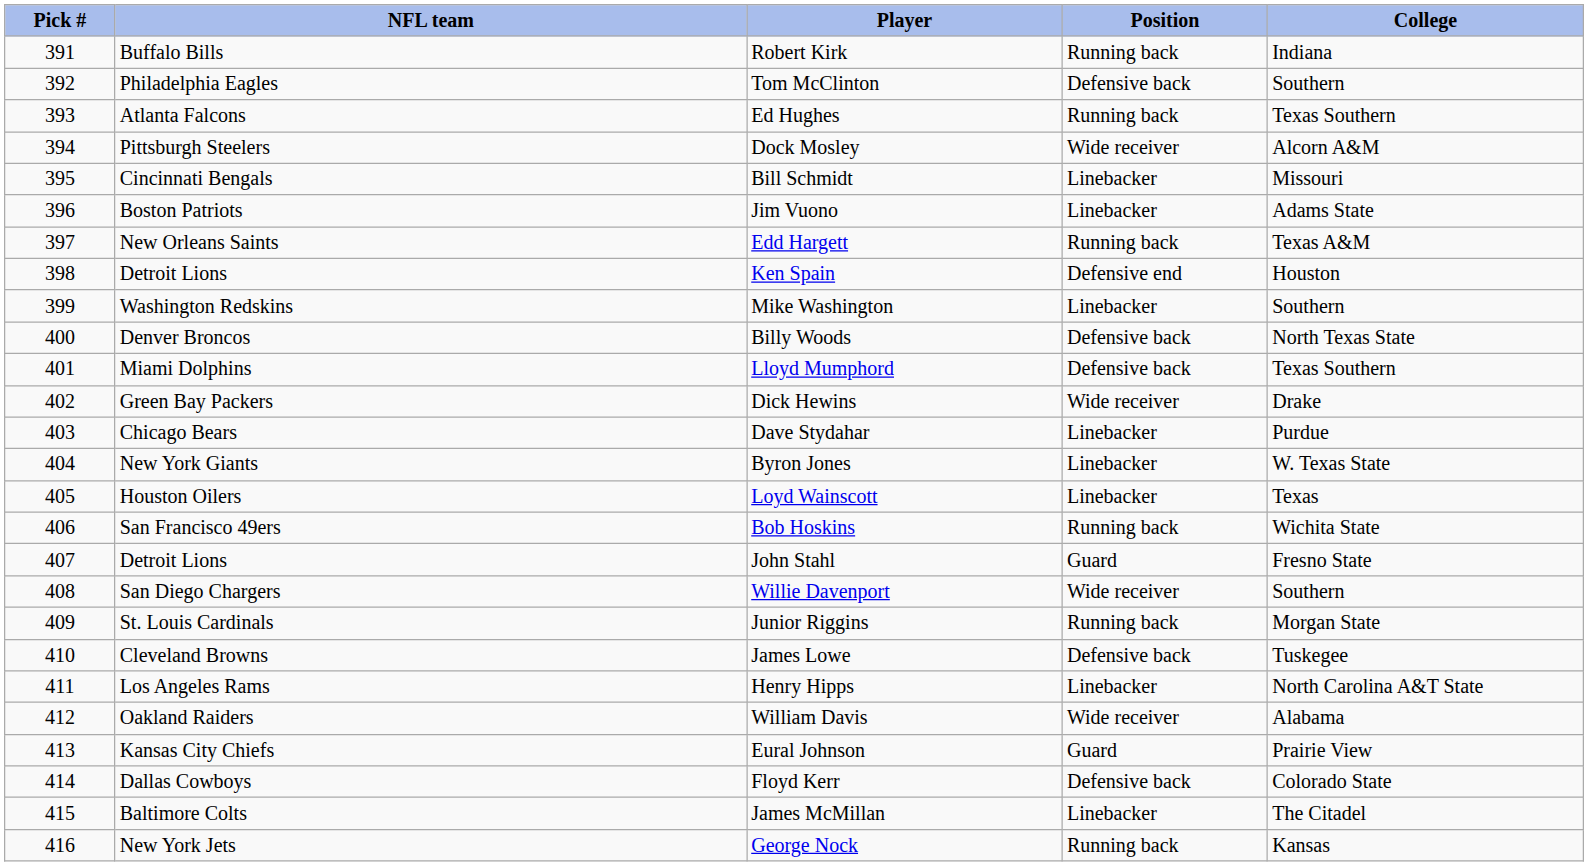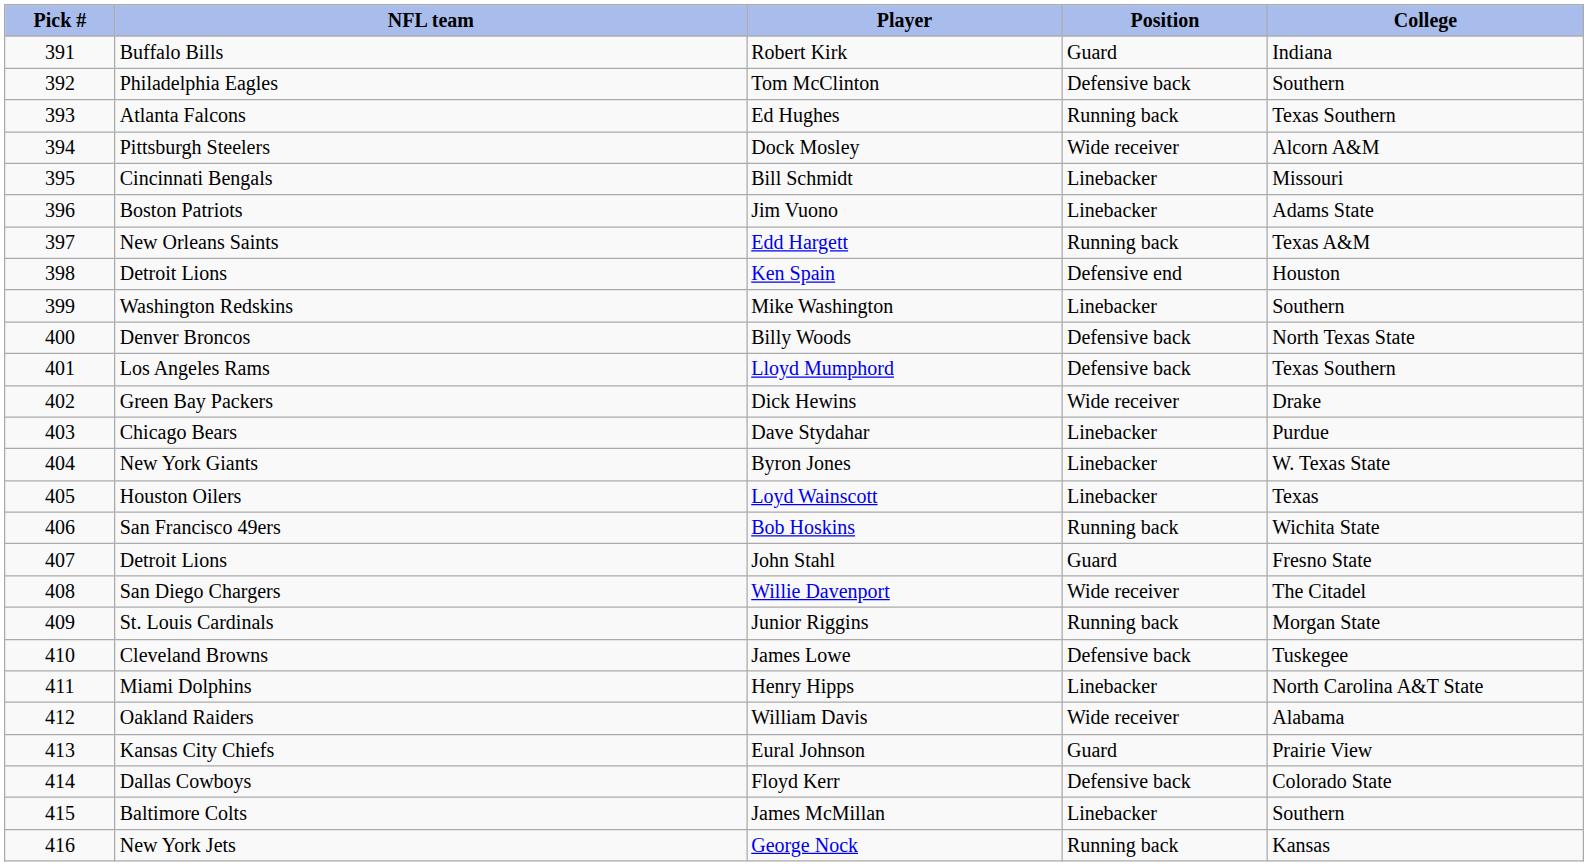(1123, 52) Running back -> (1092, 52) Guard
(186, 369) Miami Dolphins -> (195, 369) Los Angeles Rams
(1308, 591) Southern -> (1319, 591) The Citadel
(195, 686) Los Angeles Rams -> (186, 686) Miami Dolphins
(1319, 813) The Citadel -> (1308, 813) Southern
